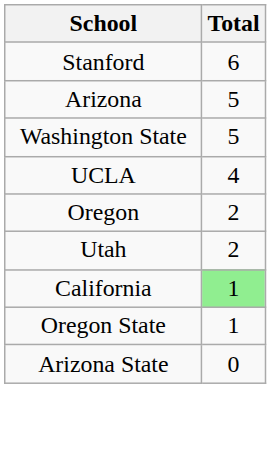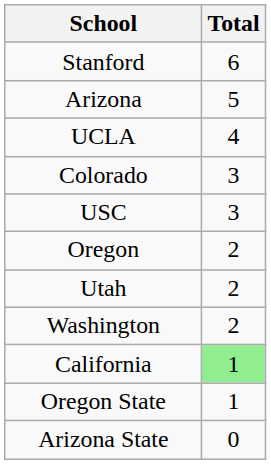- row: (103, 136)
+ row: (103, 174)
+ row: (103, 212)
+ row: (103, 325)
